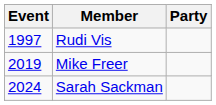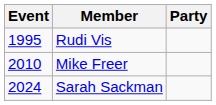(25, 40) 1997 -> (25, 40) 1995
(25, 64) 2019 -> (25, 64) 2010
